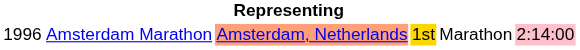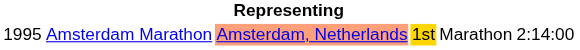(22, 34) 1996 -> (22, 34) 1995
(545, 34) pink background -> (545, 34) no background
